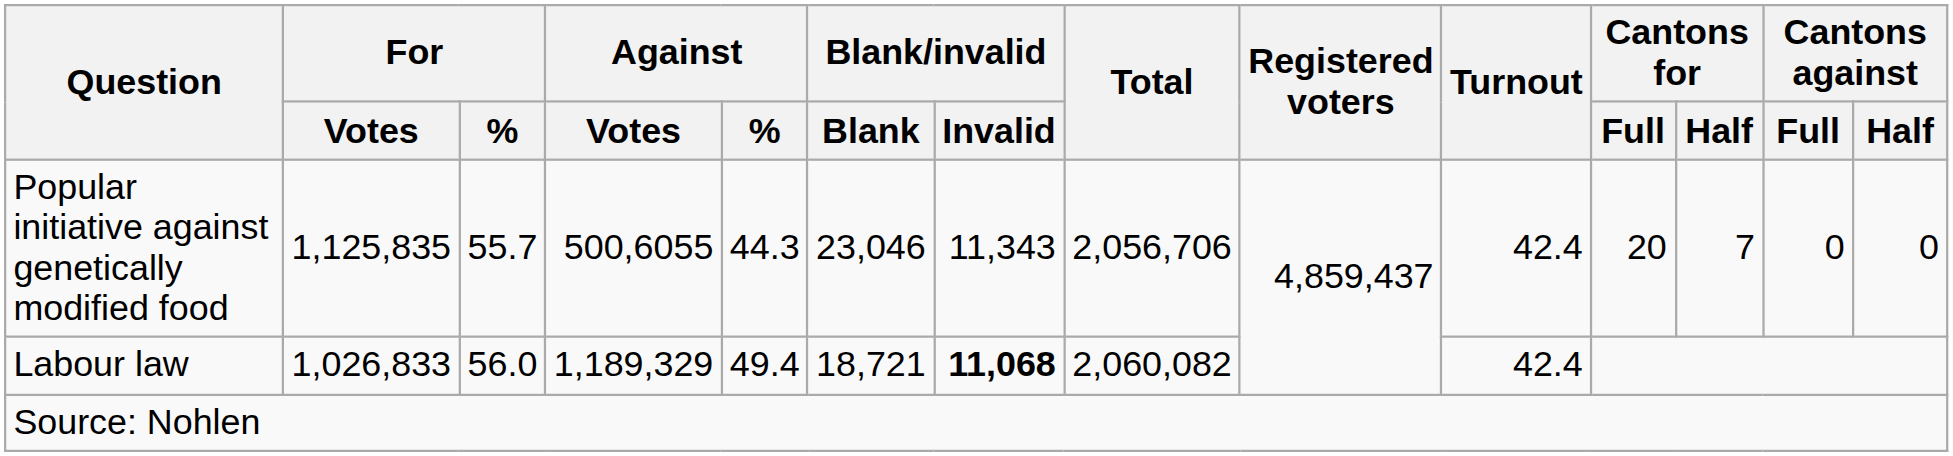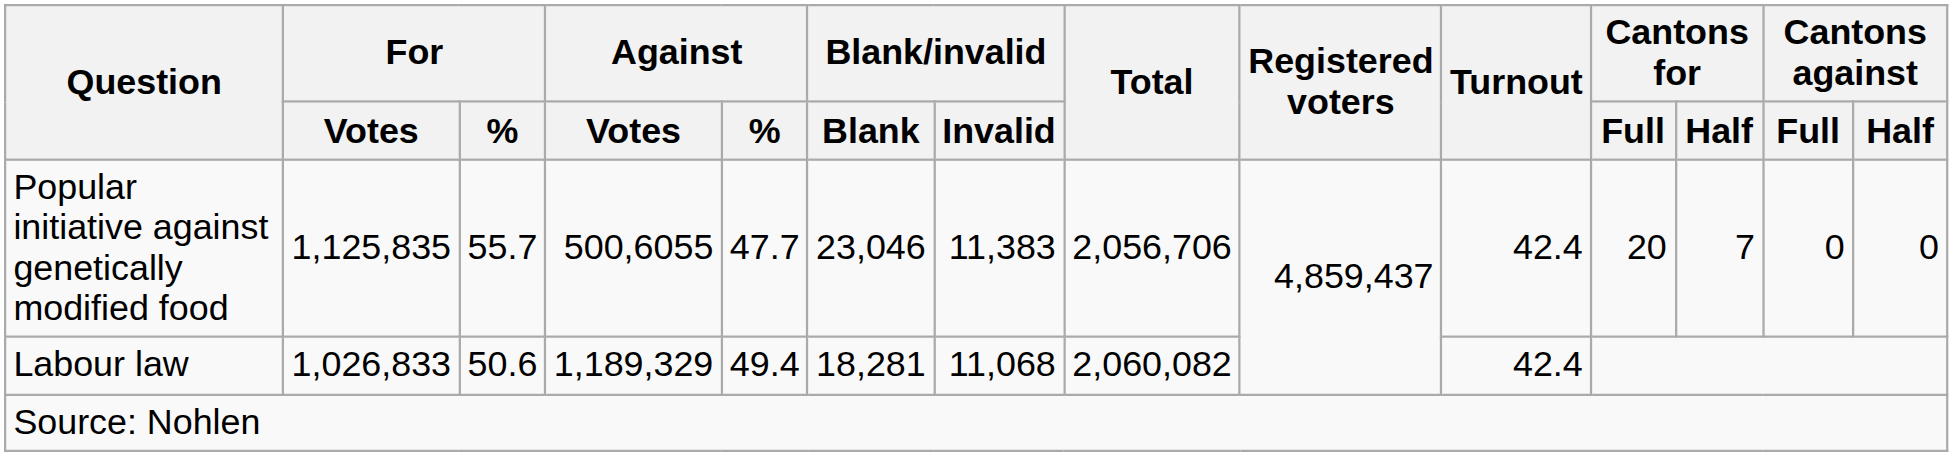(765, 247) 44.3 -> (765, 247) 47.7
(1002, 247) 11,343 -> (1002, 247) 11,383
(502, 364) 56.0 -> (502, 364) 50.6
(871, 364) 18,721 -> (871, 364) 18,281
(1002, 364) bold -> (1002, 364) normal
